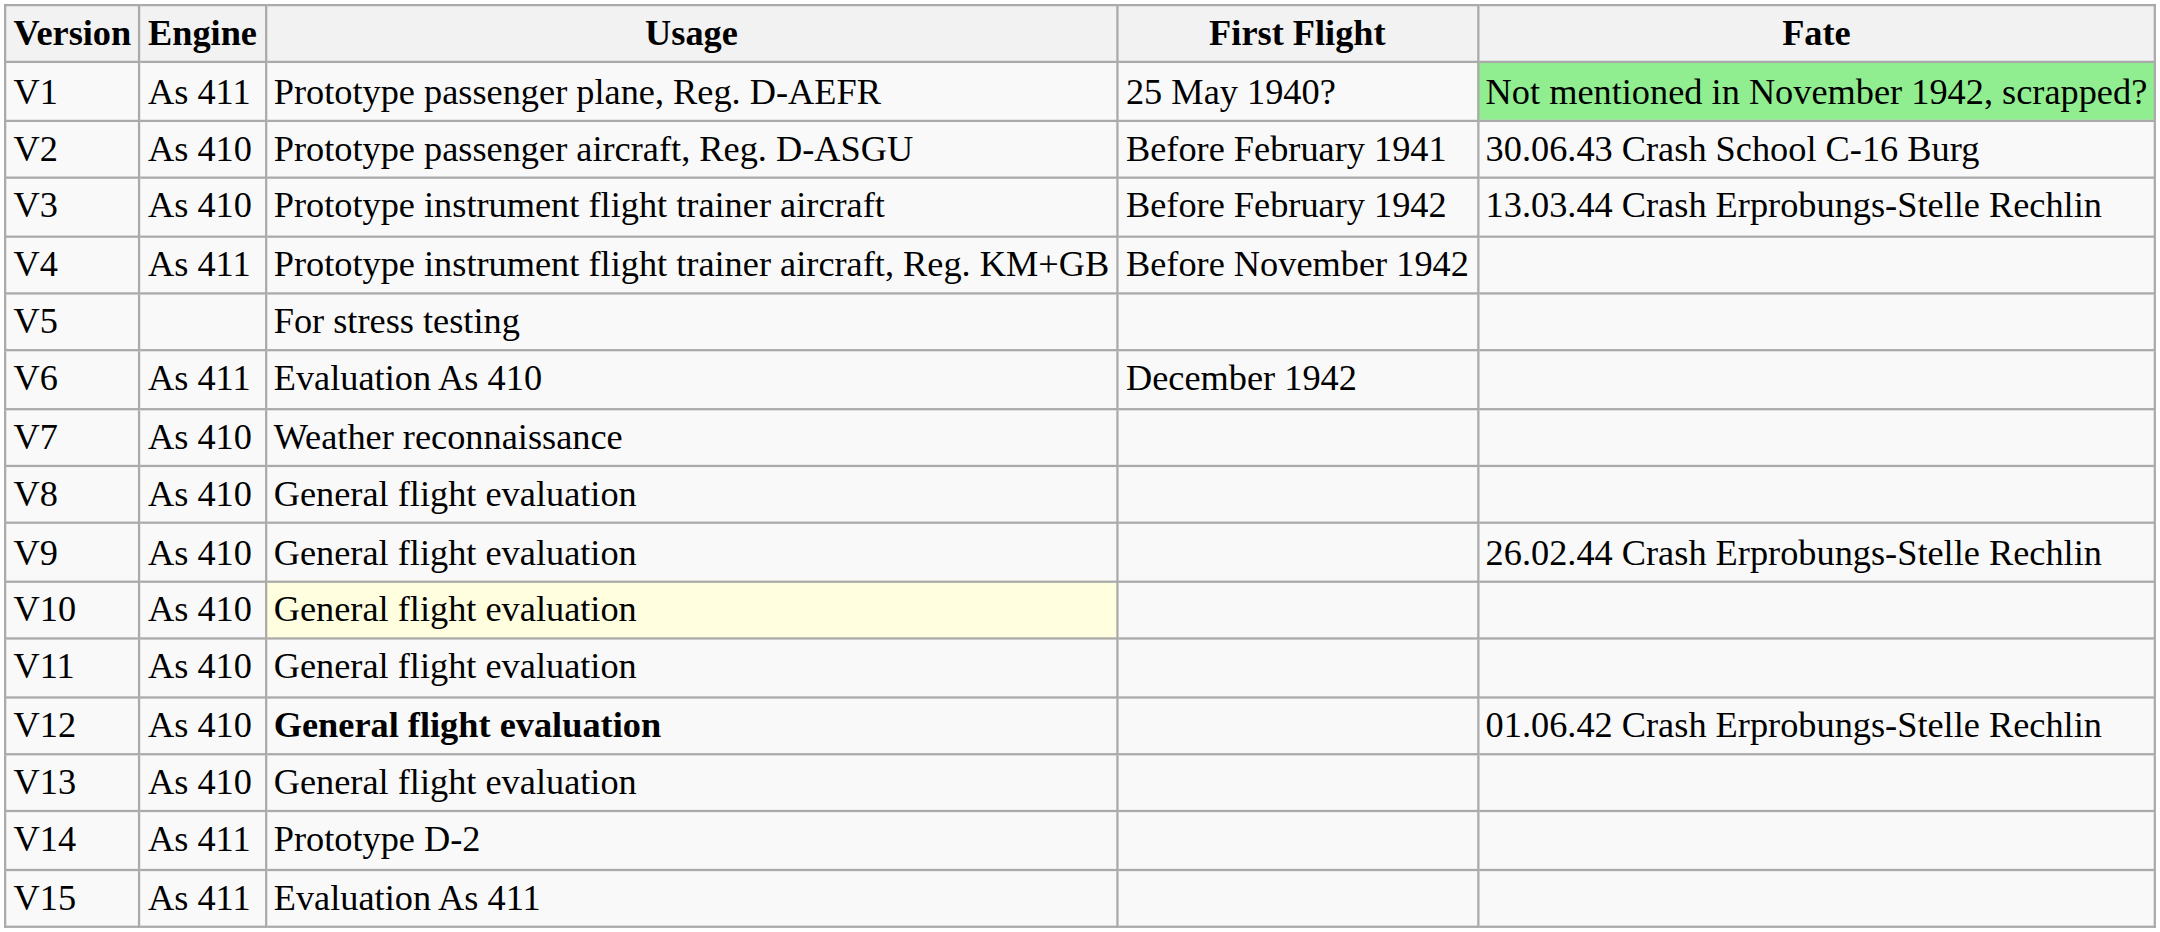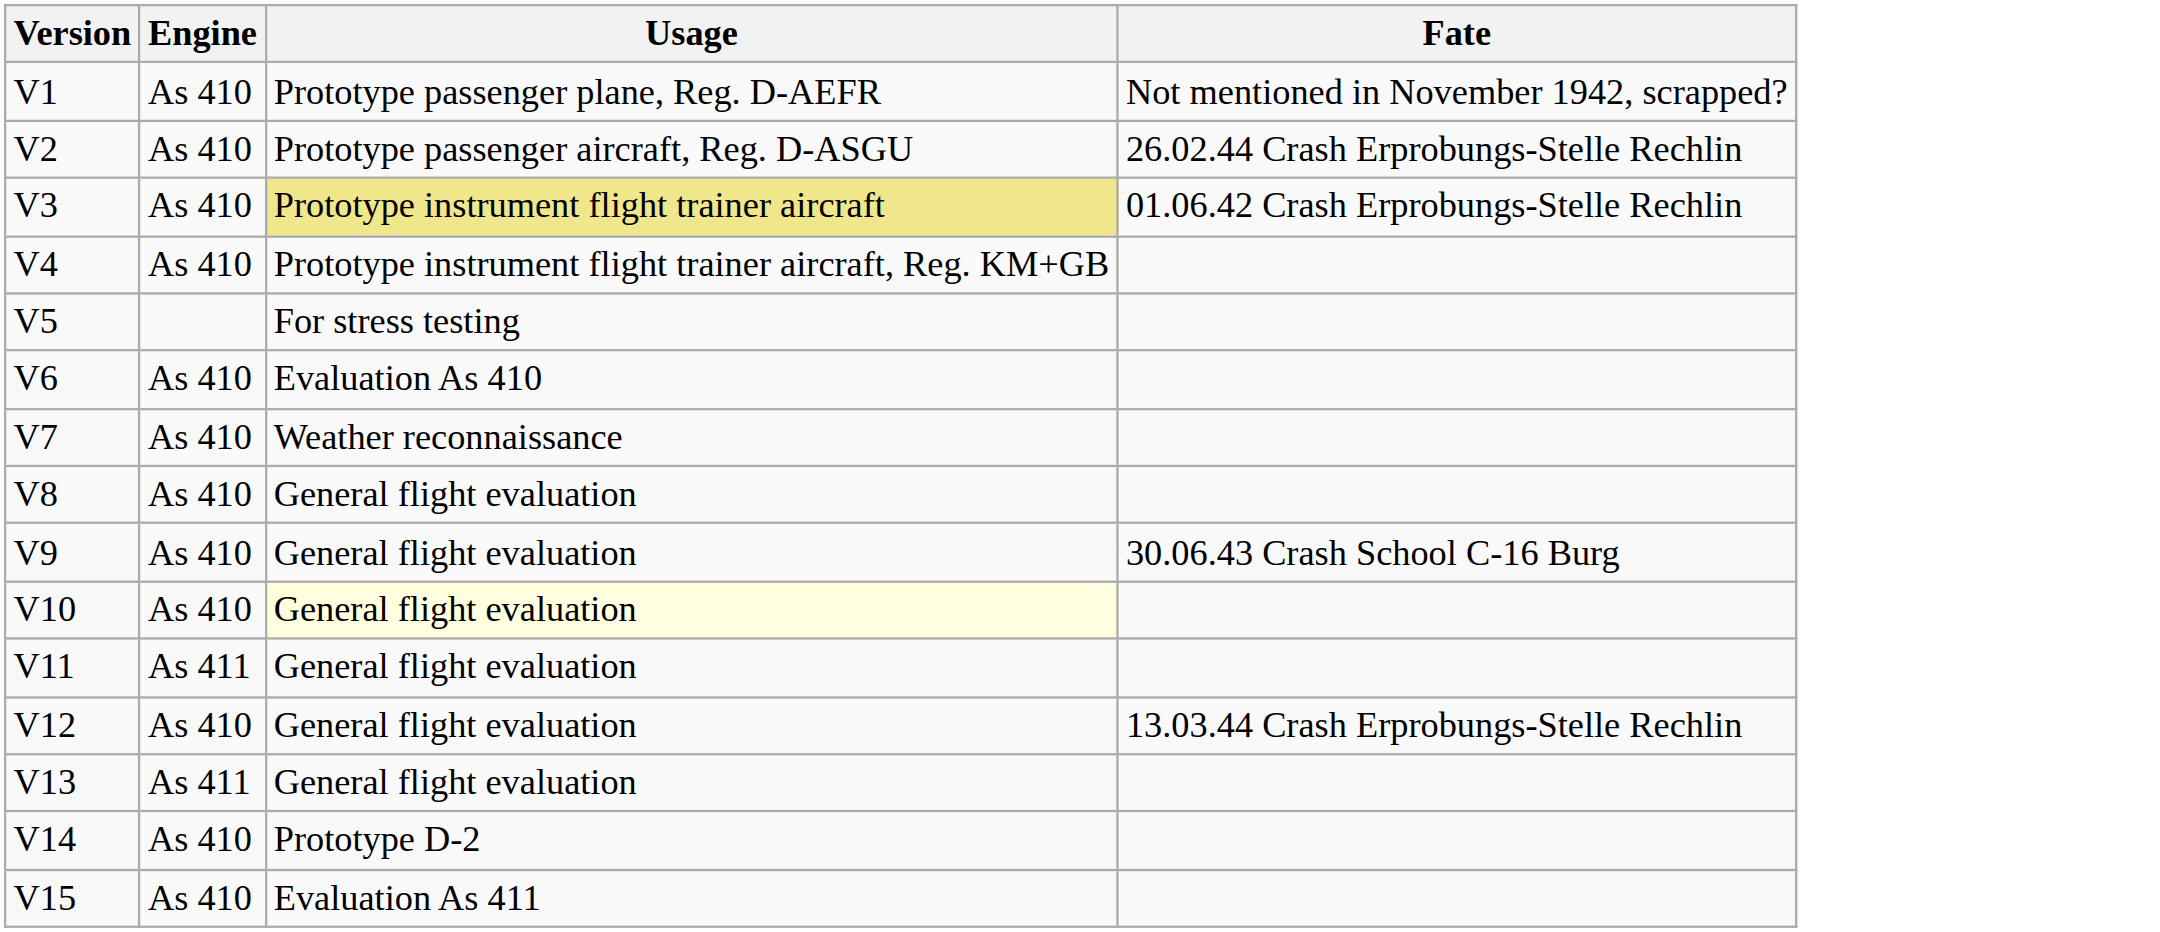- column: (1297, 33)
(199, 90) As 411 -> (200, 90) As 410
(1816, 90) lightgreen background -> (1457, 90) no background
(1732, 148) 30.06.43 Crash School C-16 Burg -> (1434, 148) 26.02.44 Crash Erprobungs-Stelle Rechlin
(579, 206) no background -> (579, 206) khaki background
(1794, 206) 13.03.44 Crash Erprobungs-Stelle Rechlin -> (1434, 206) 01.06.42 Crash Erprobungs-Stelle Rechlin
(199, 263) As 411 -> (200, 263) As 410
(199, 378) As 411 -> (200, 378) As 410
(1794, 551) 26.02.44 Crash Erprobungs-Stelle Rechlin -> (1373, 551) 30.06.43 Crash School C-16 Burg
(200, 666) As 410 -> (199, 666) As 411
(467, 724) bold -> (455, 724) normal
(1794, 724) 01.06.42 Crash Erprobungs-Stelle Rechlin -> (1434, 724) 13.03.44 Crash Erprobungs-Stelle Rechlin
(200, 782) As 410 -> (199, 782) As 411
(199, 839) As 411 -> (200, 839) As 410
(199, 897) As 411 -> (200, 897) As 410
